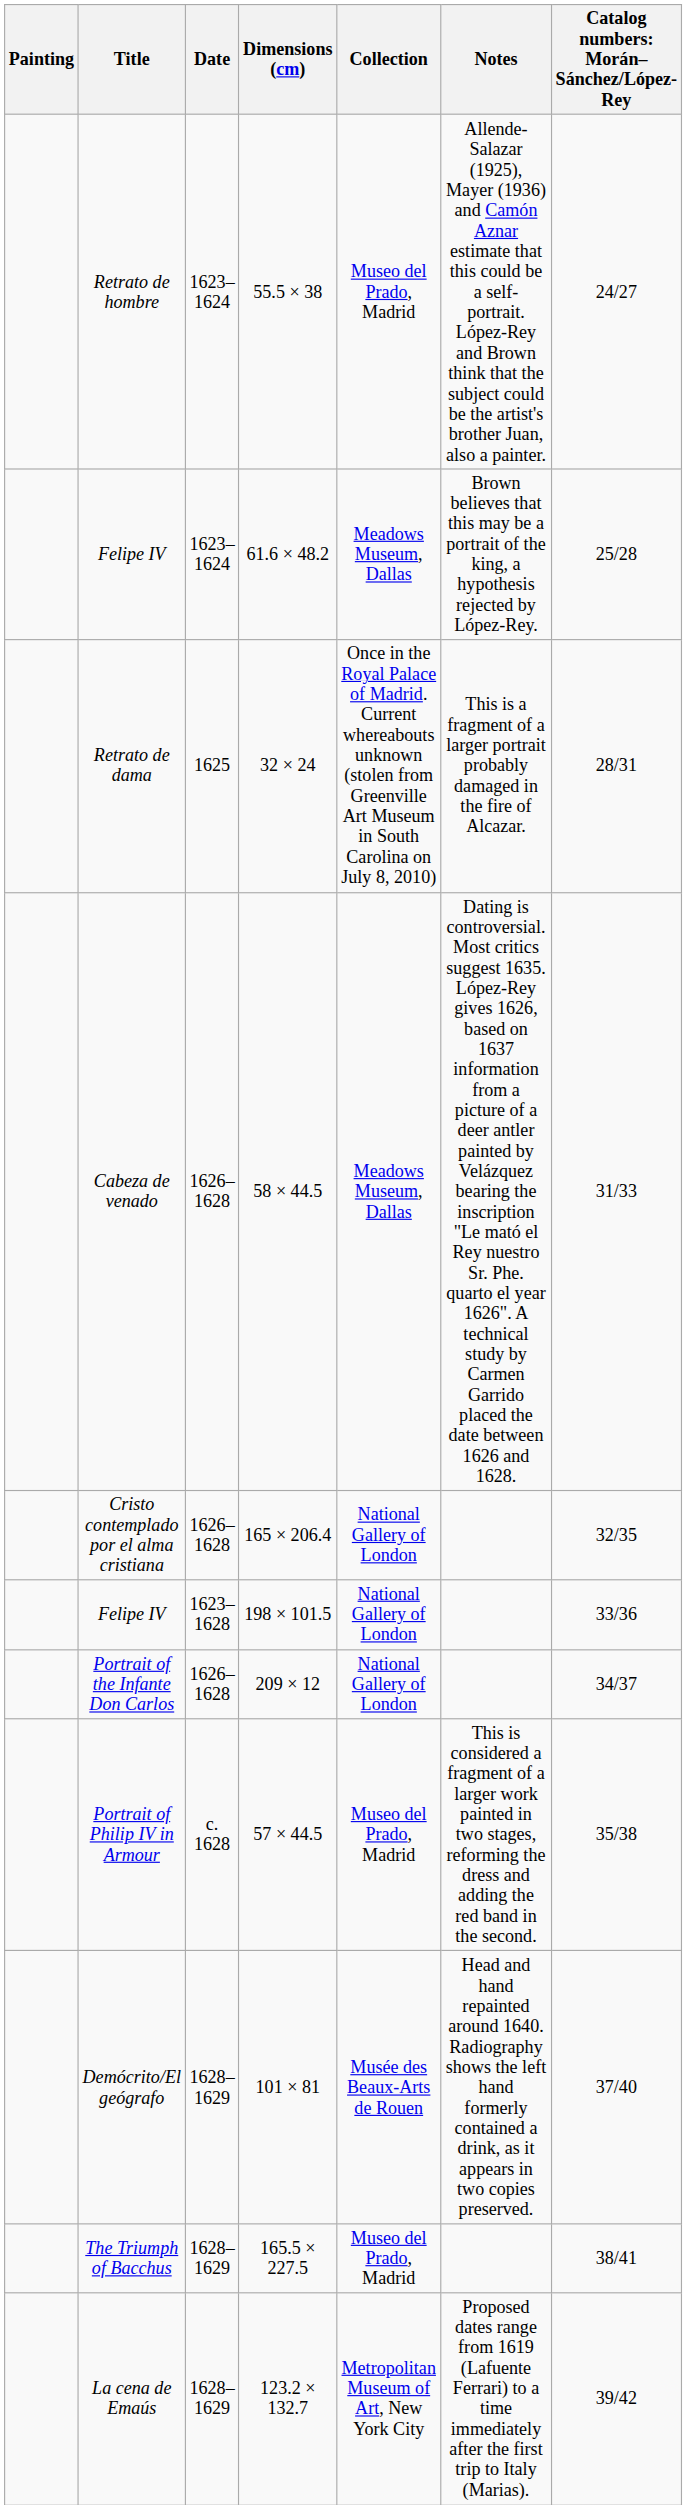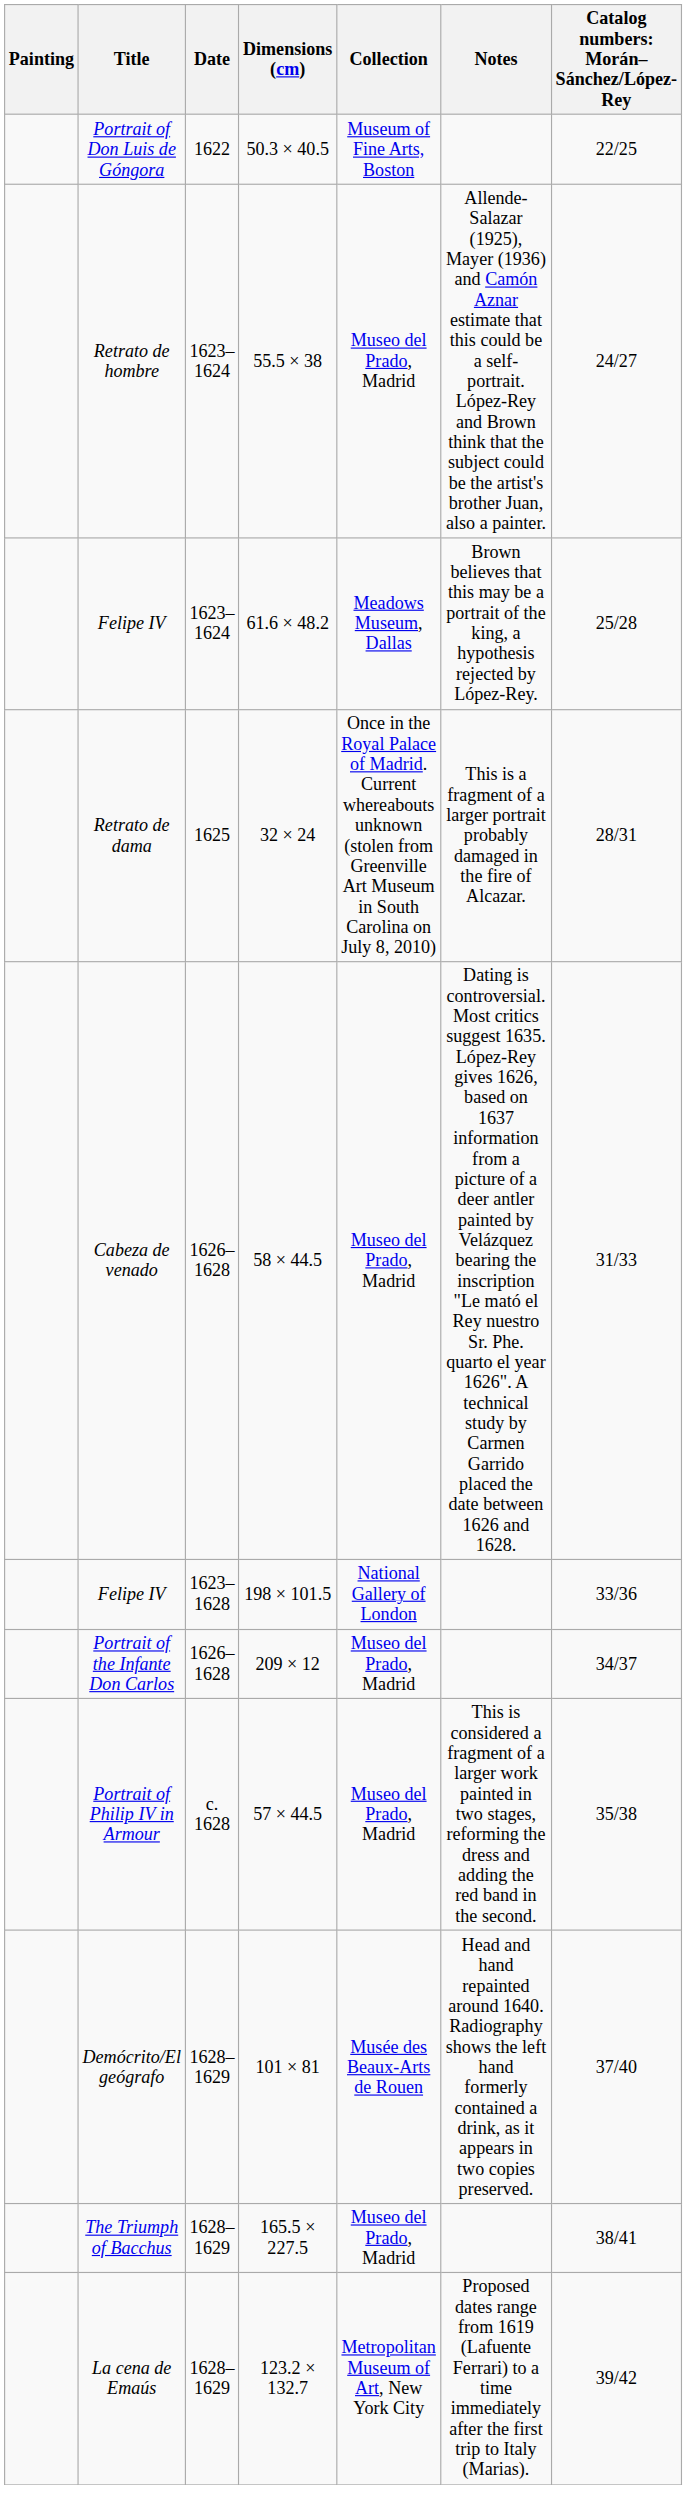+ row: (132, 149)
(389, 1191) Meadows Museum, Dallas -> (389, 1260) Museo del Prado, Madrid
- row: (132, 1535)
(389, 1684) National Gallery of London -> (389, 1663) Museo del Prado, Madrid
